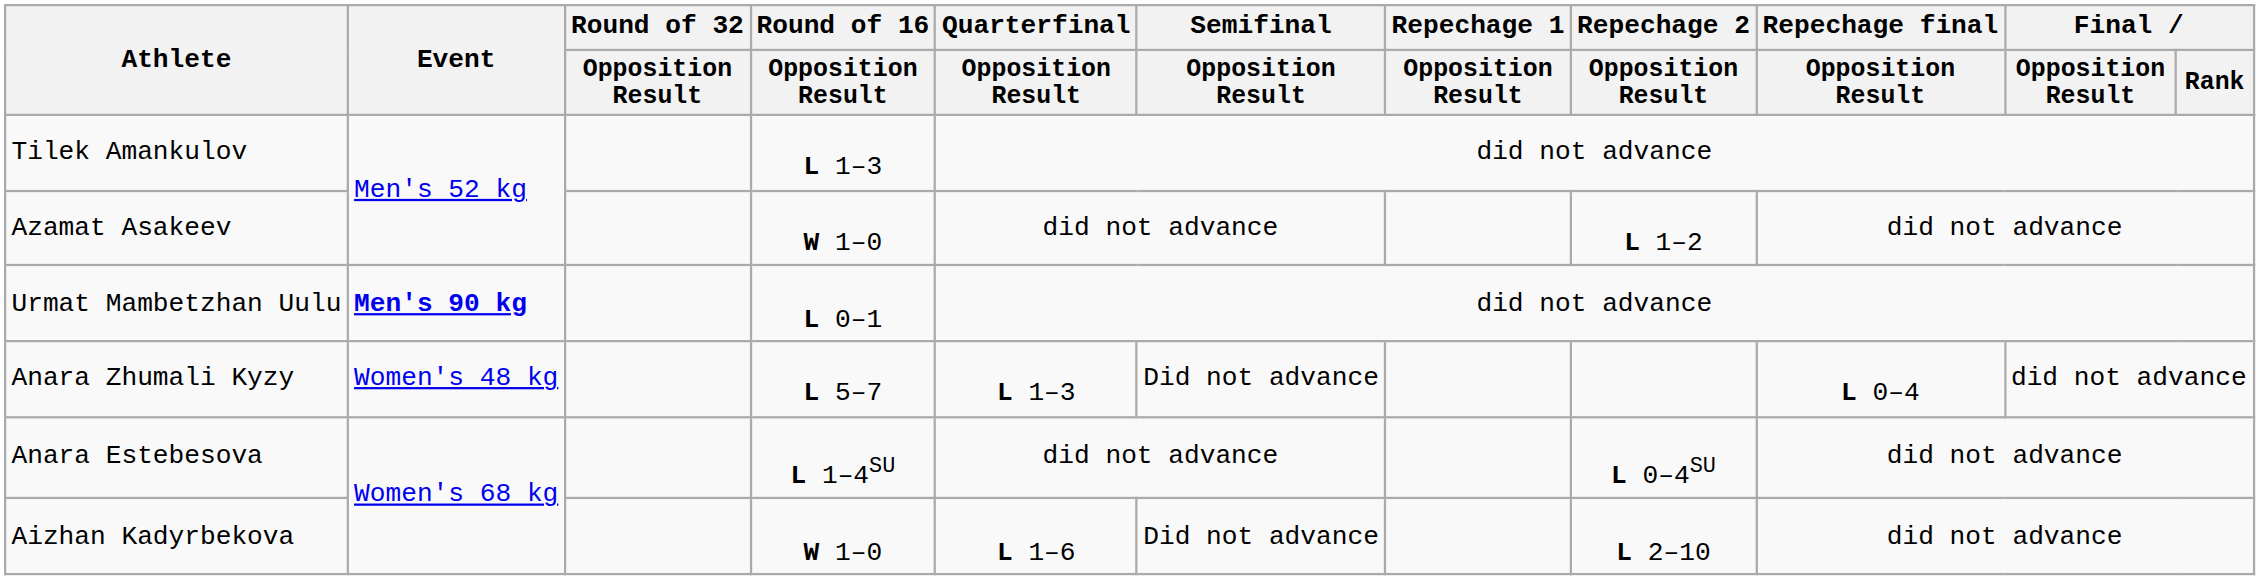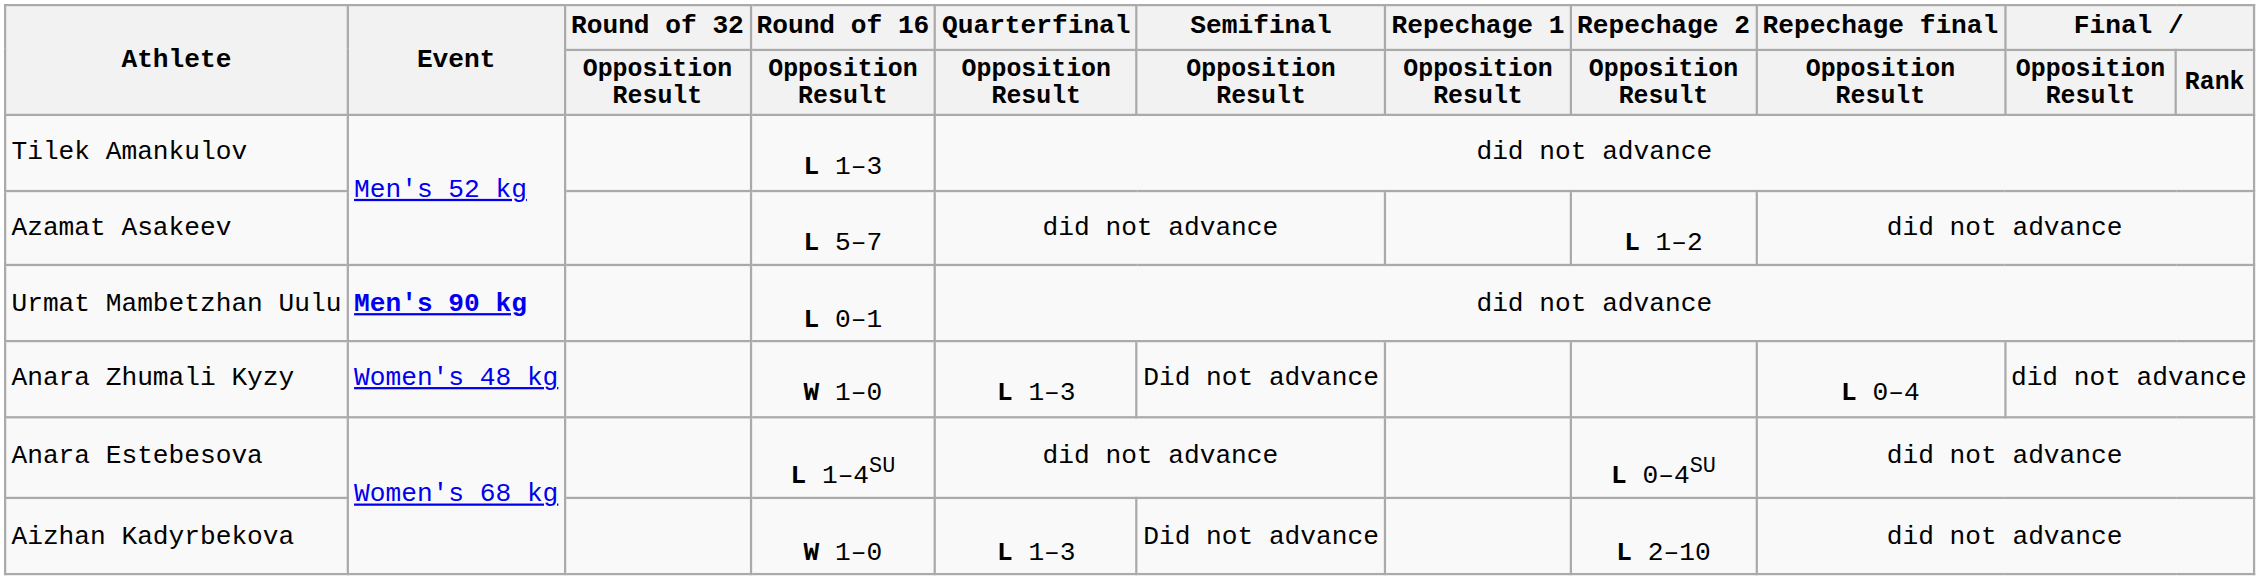(843, 244) W 1–0 -> (843, 244) L 5–7
(843, 394) L 5–7 -> (843, 394) W 1–0
(1036, 552) L 1–6 -> (1036, 552) L 1–3
